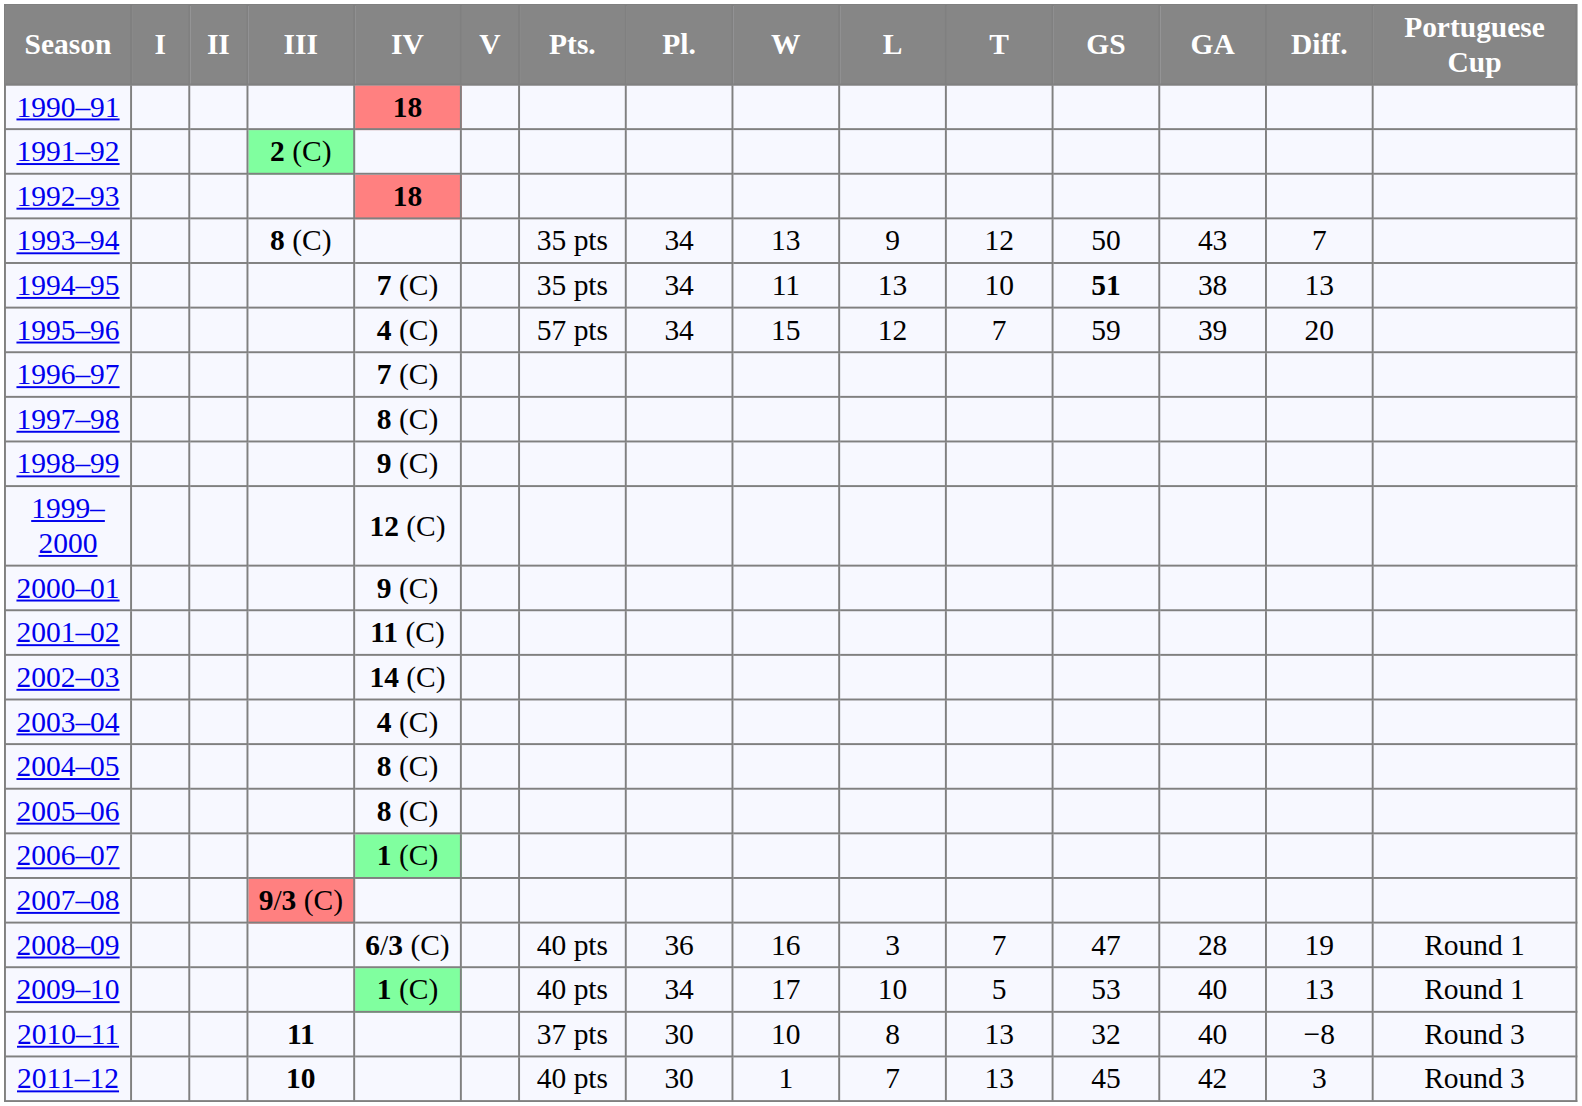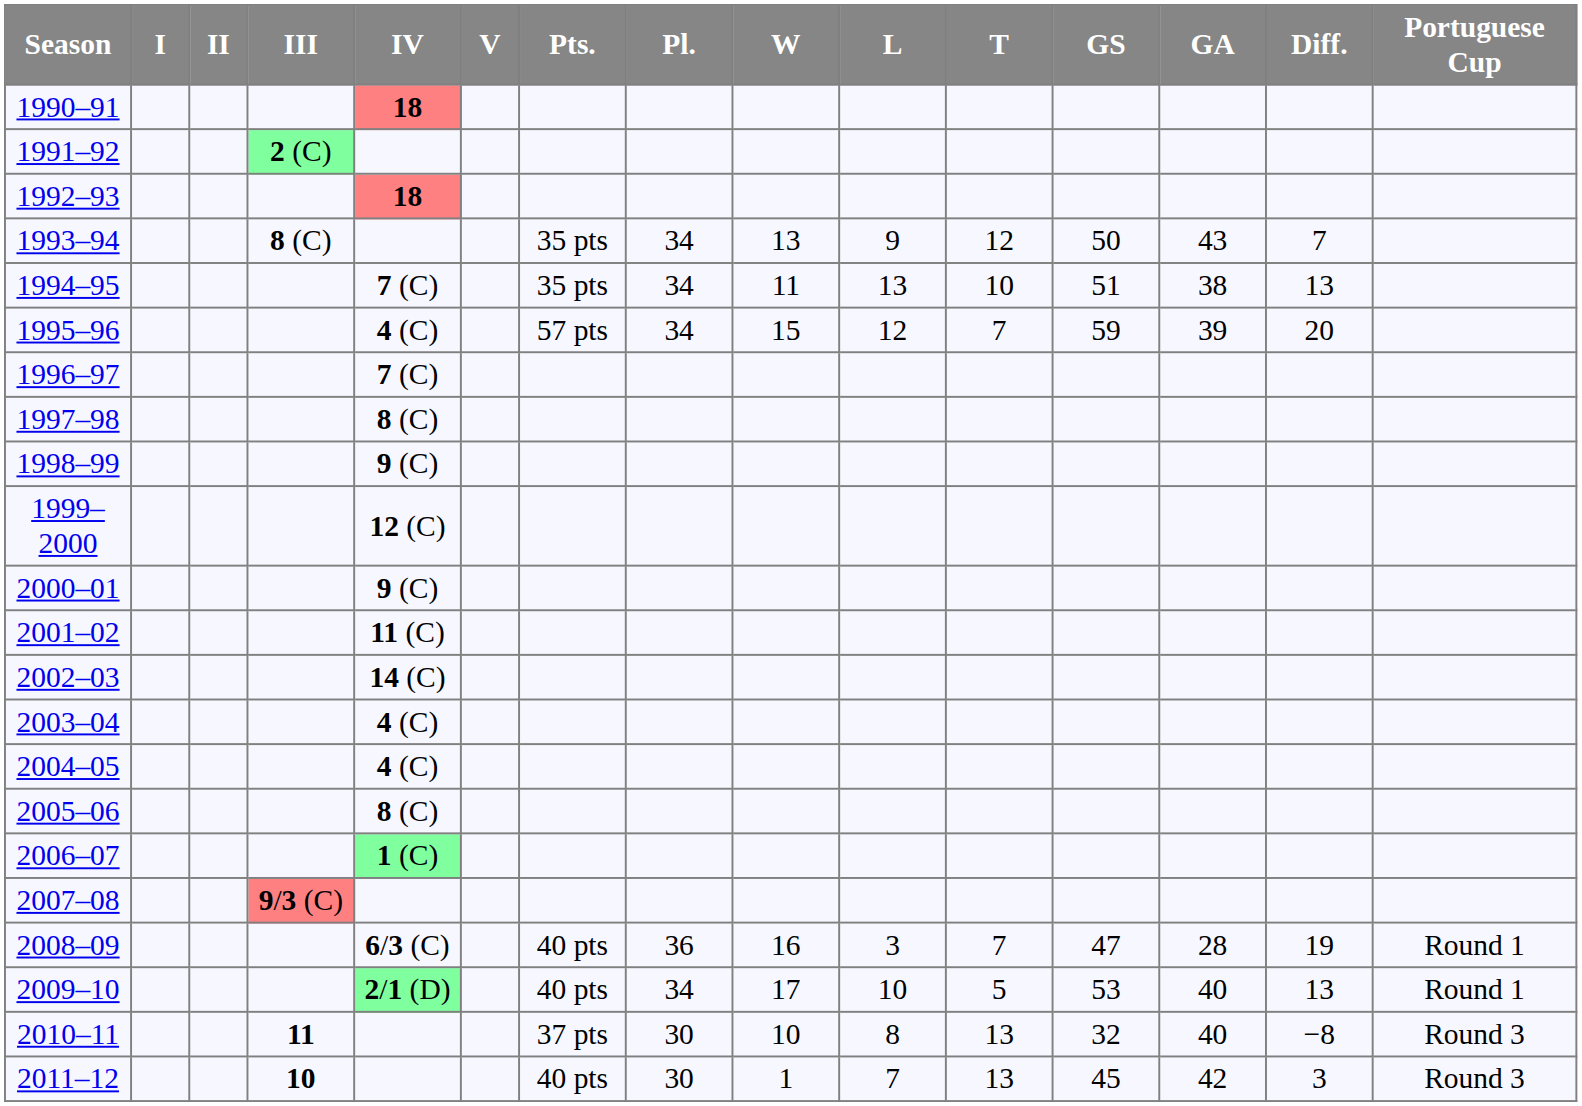(1106, 284) bold -> (1106, 284) normal
(408, 765) 8 (C) -> (408, 765) 4 (C)
(408, 989) 1 (C) -> (408, 989) 2/1 (D)
